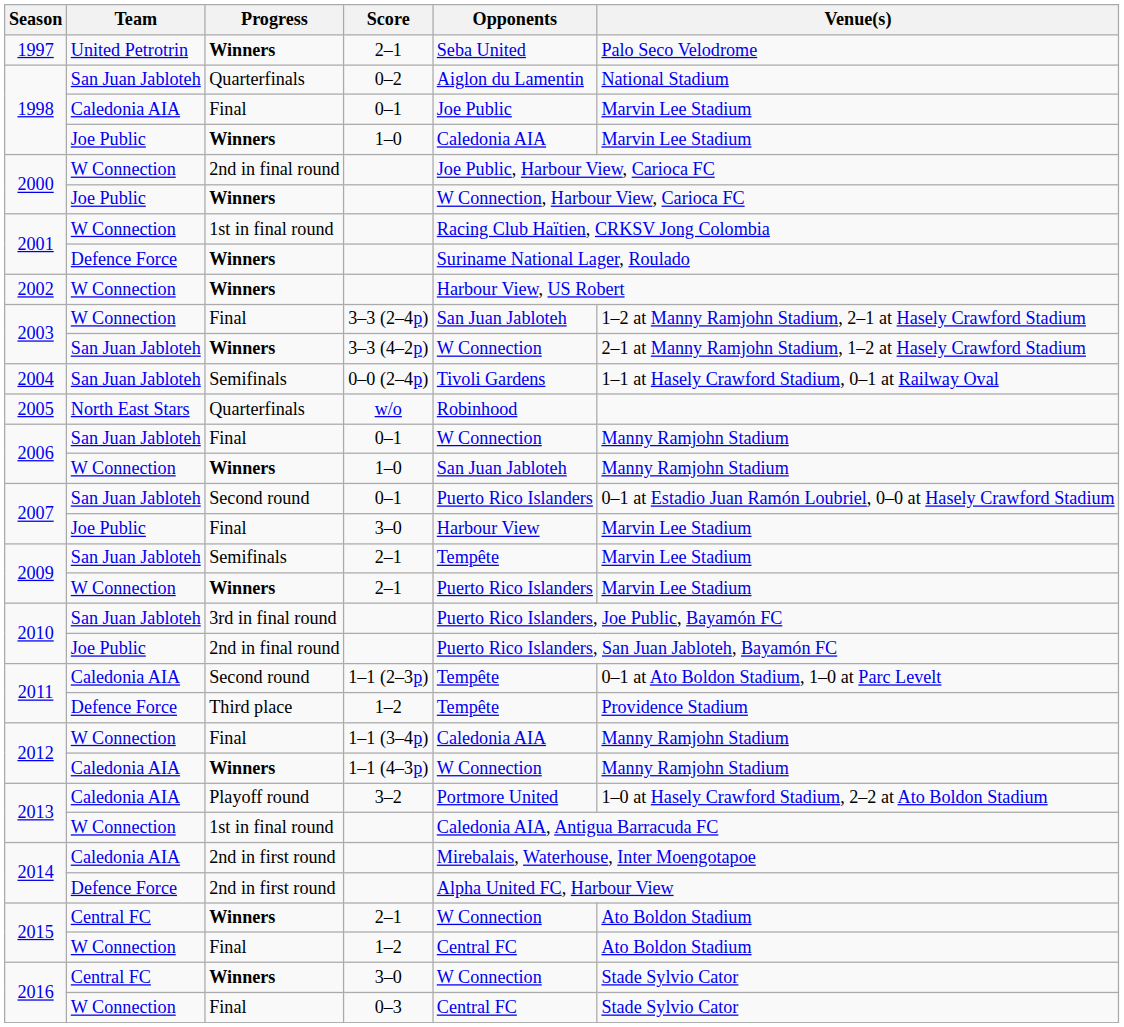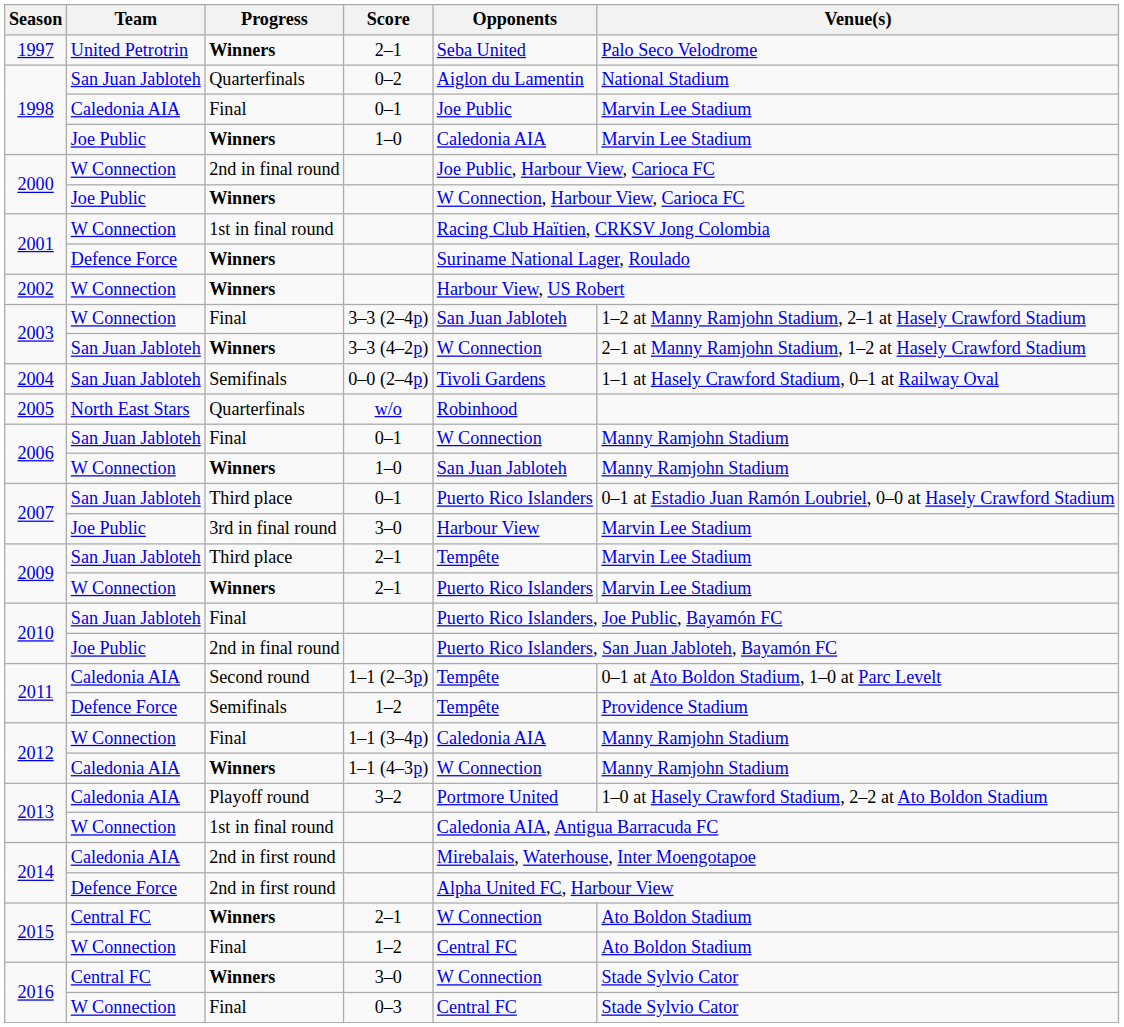(259, 498) Second round -> (251, 498) Third place
(228, 528) Final -> (273, 528) 3rd in final round
(248, 558) Semifinals -> (251, 558) Third place
(273, 618) 3rd in final round -> (228, 618) Final
(251, 708) Third place -> (248, 708) Semifinals
